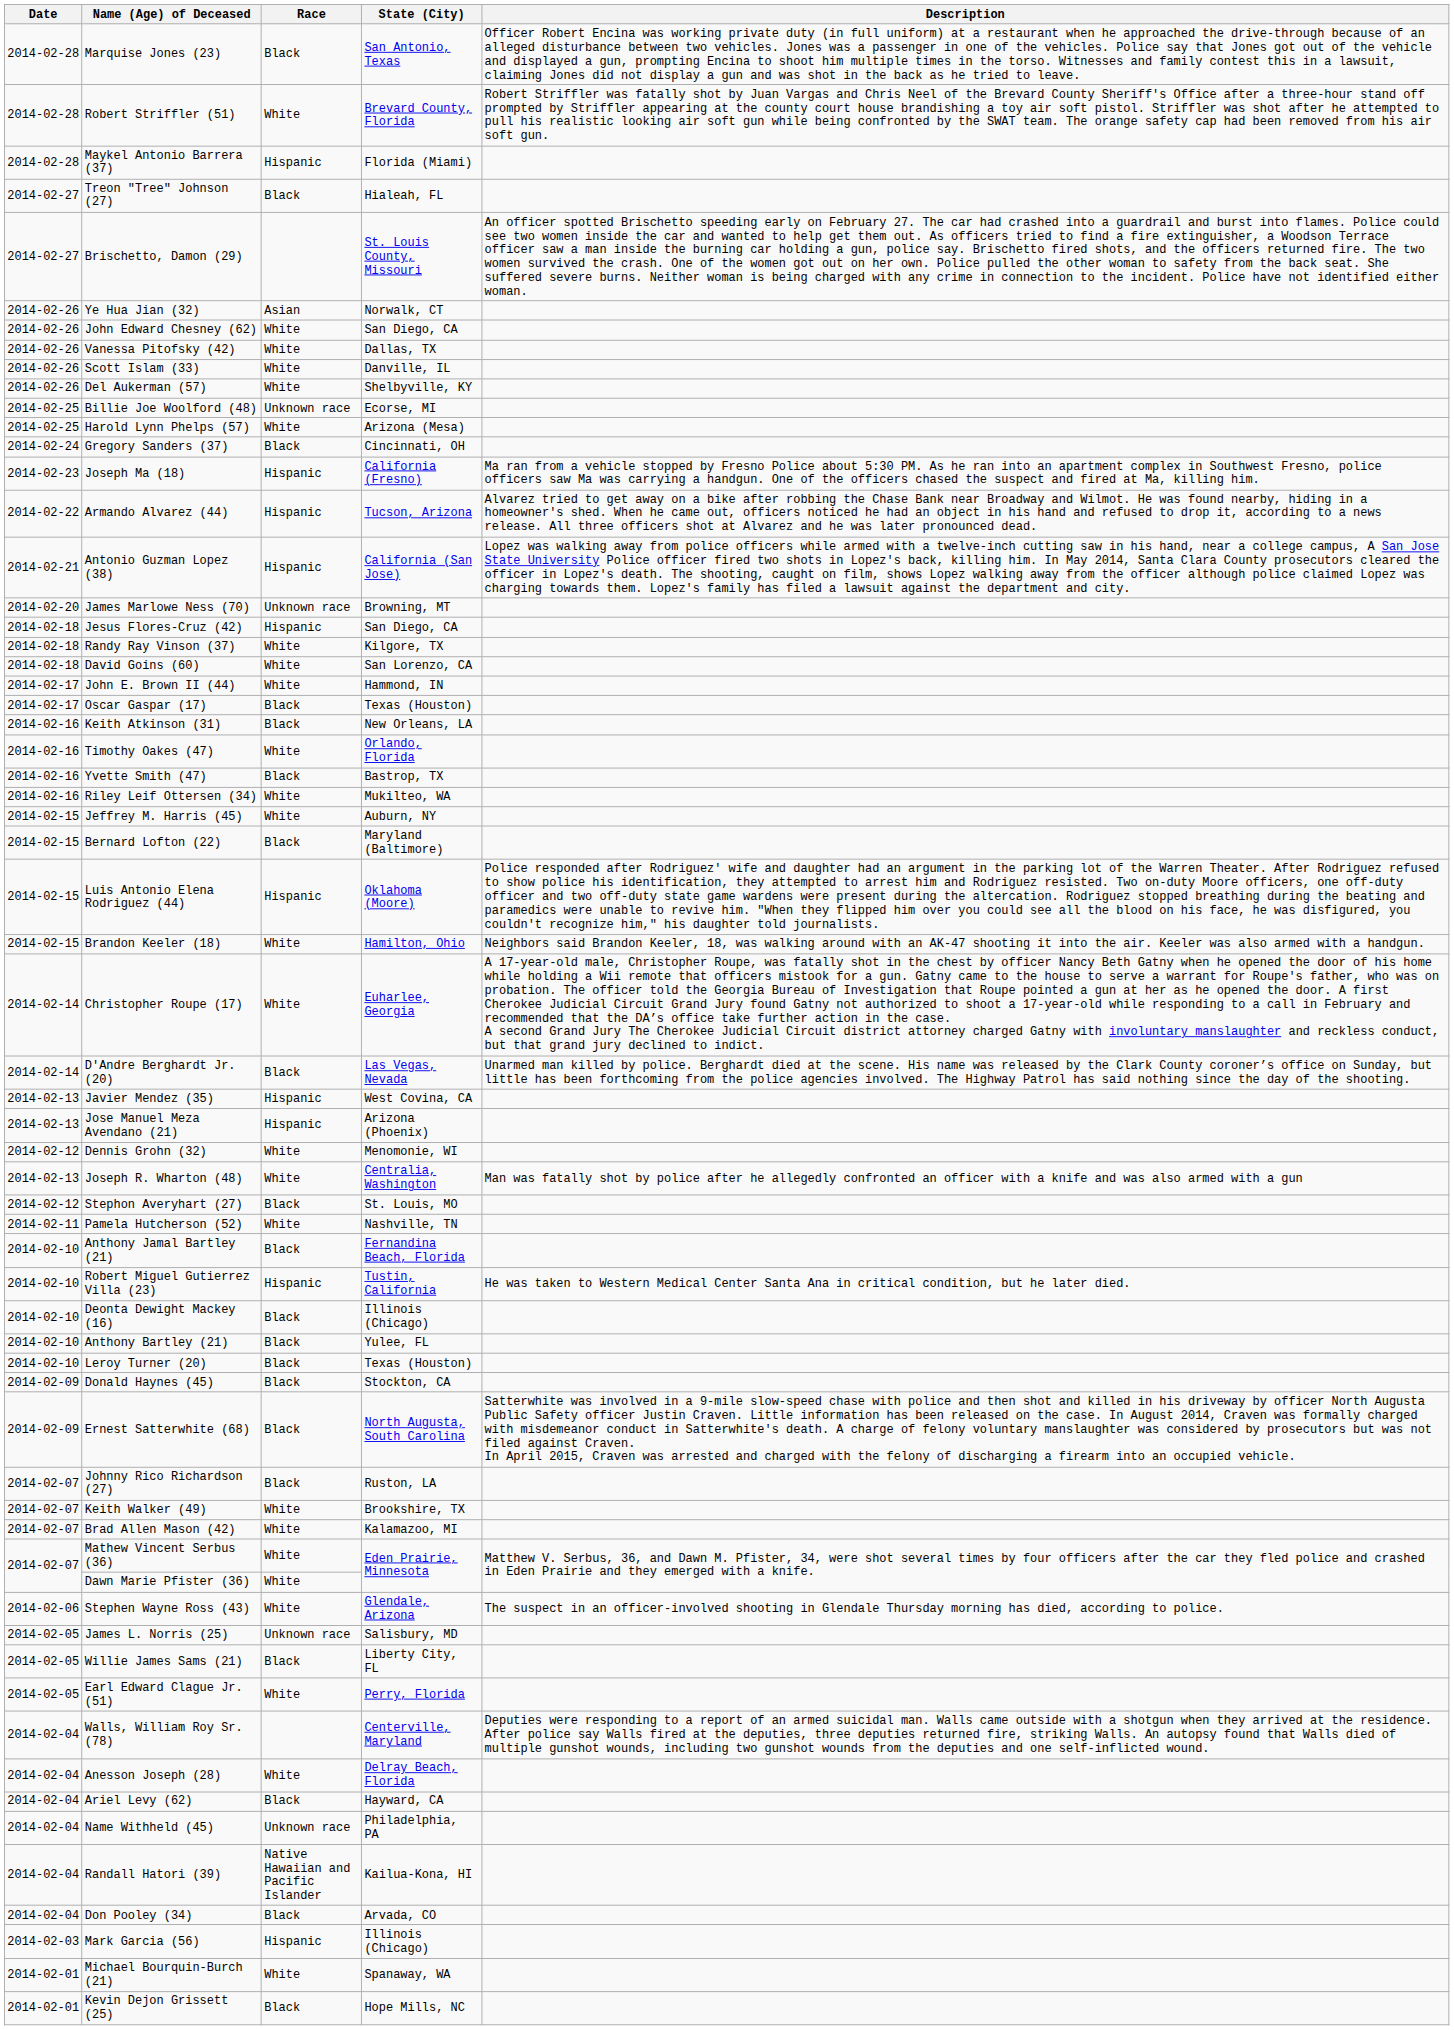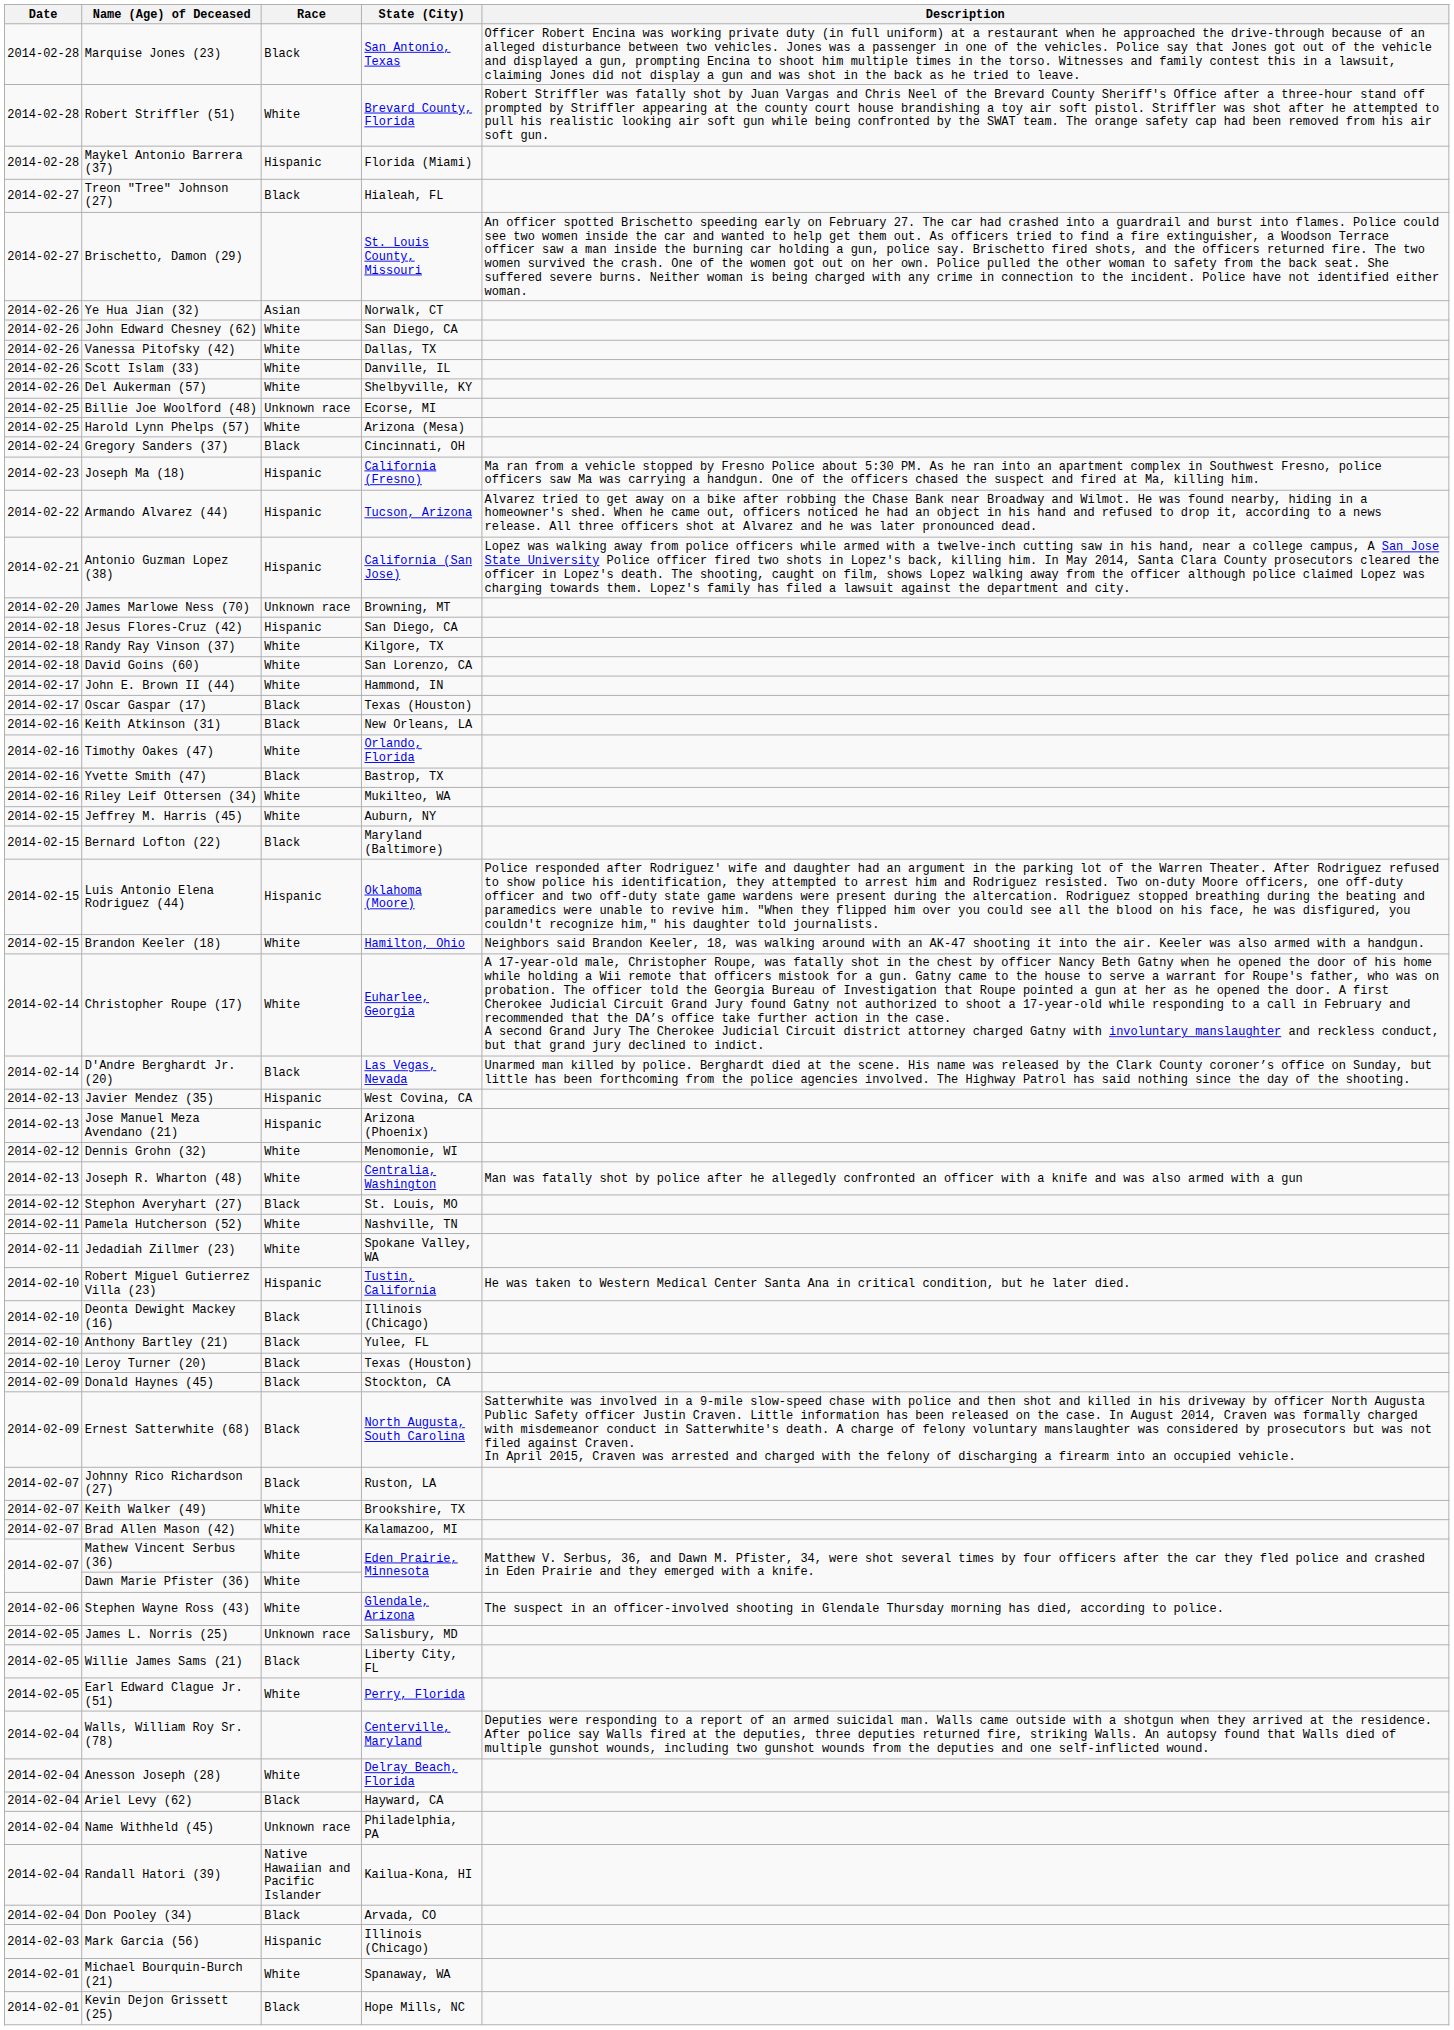+ row: (160, 1251)
- row: (160, 1251)
